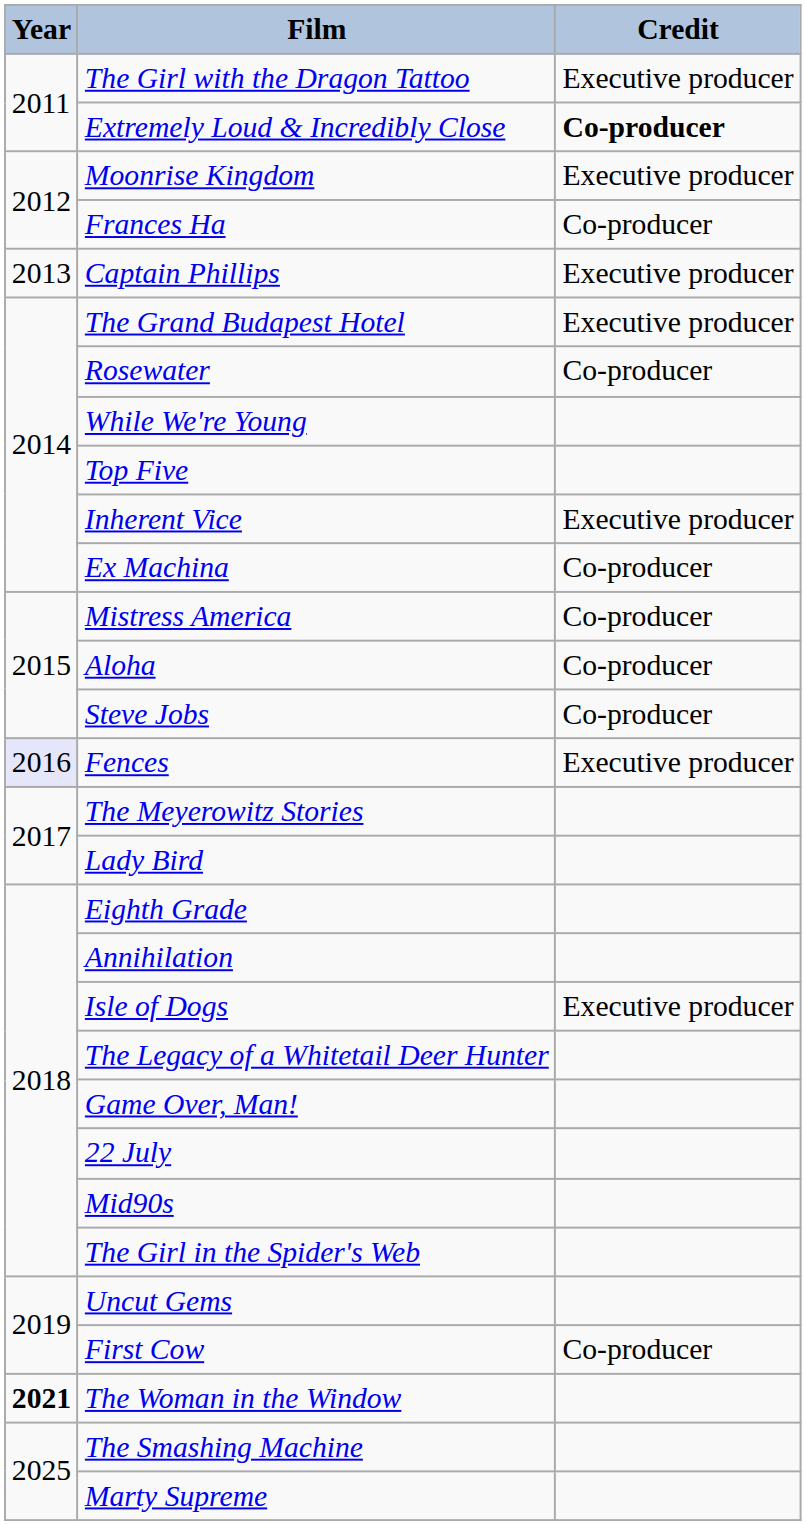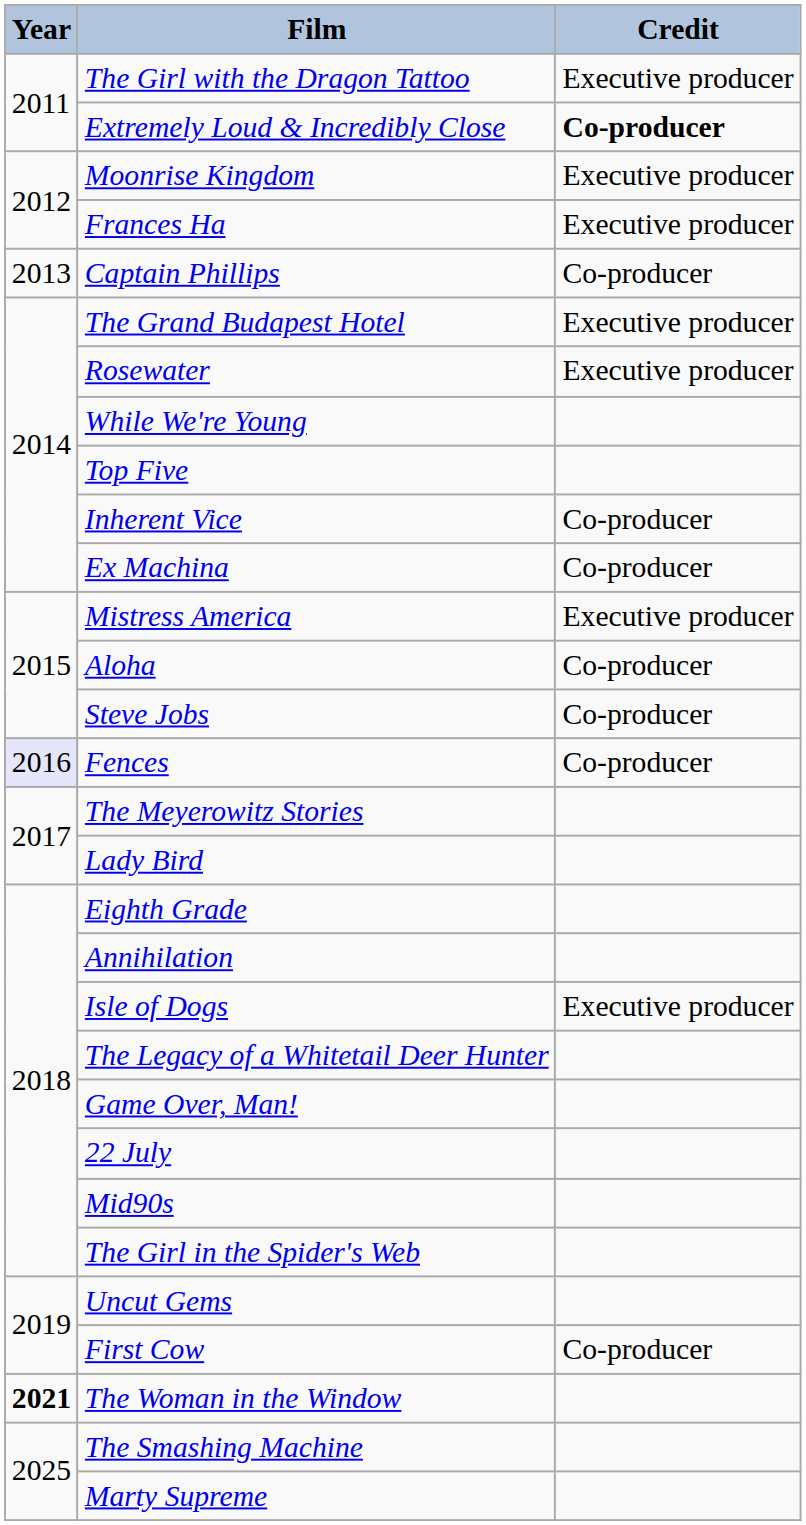(637, 224) Co-producer -> (678, 224) Executive producer
(678, 273) Executive producer -> (637, 273) Co-producer
(637, 371) Co-producer -> (678, 371) Executive producer
(678, 517) Executive producer -> (637, 517) Co-producer
(637, 615) Co-producer -> (678, 615) Executive producer
(678, 762) Executive producer -> (637, 762) Co-producer
